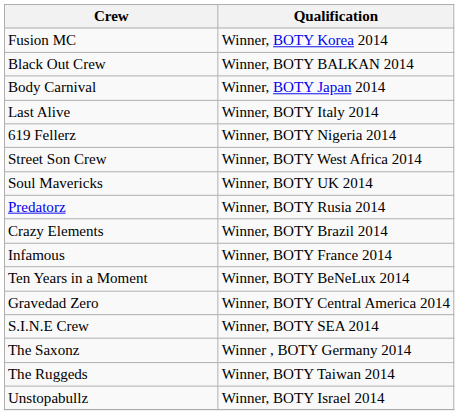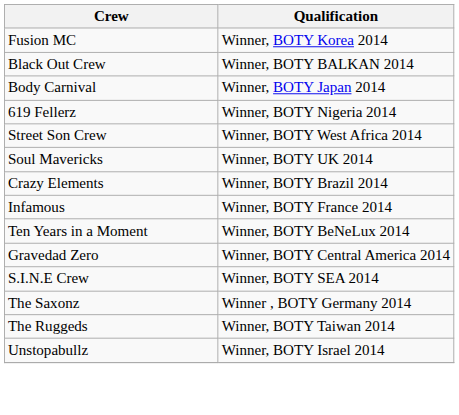- row: (39, 111)
- row: (37, 207)
